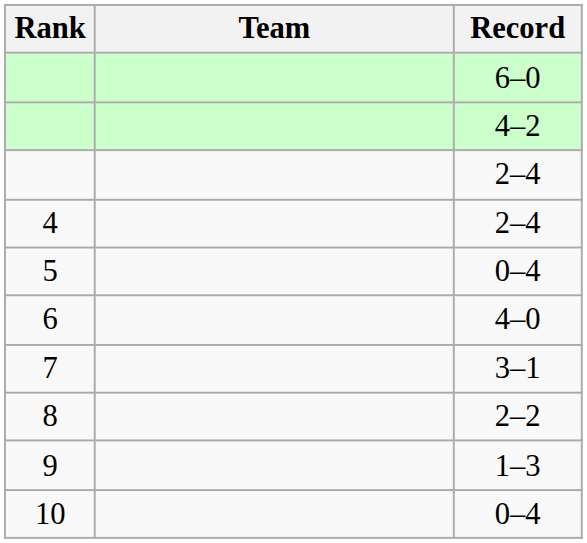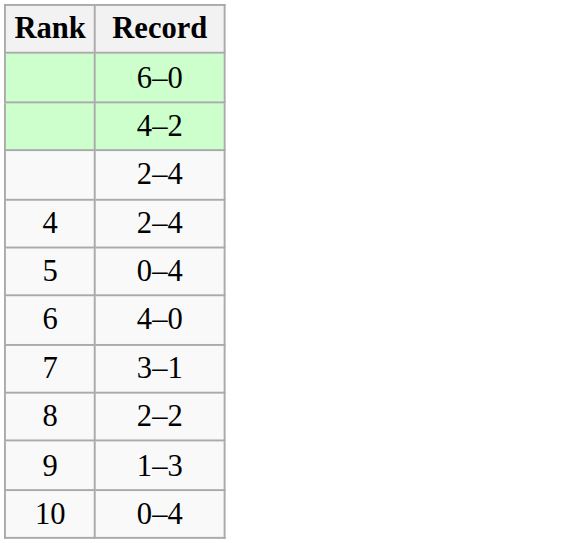- column: (274, 28)
